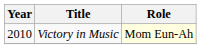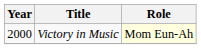(20, 33) 2010 -> (20, 33) 2000
